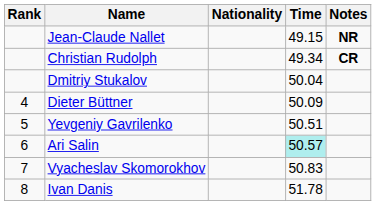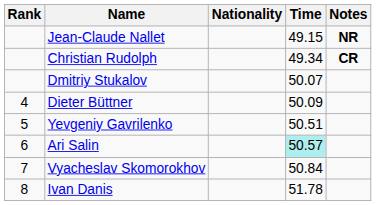(306, 80) 50.04 -> (306, 80) 50.07
(306, 168) 50.83 -> (306, 168) 50.84
